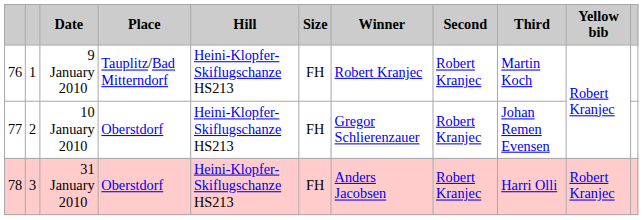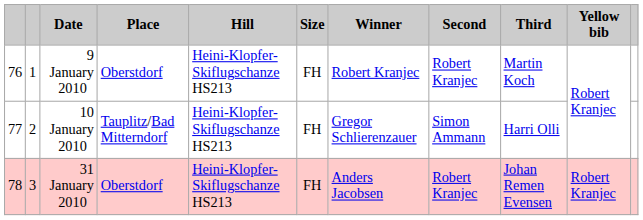(138, 72) Tauplitz/Bad Mitterndorf -> (132, 72) Oberstdorf
(132, 129) Oberstdorf -> (138, 129) Tauplitz/Bad Mitterndorf
(459, 129) Robert Kranjec -> (459, 129) Simon Ammann
(525, 129) Johan Remen Evensen -> (532, 129) Harri Olli
(529, 185) Harri Olli -> (528, 185) Johan Remen Evensen
